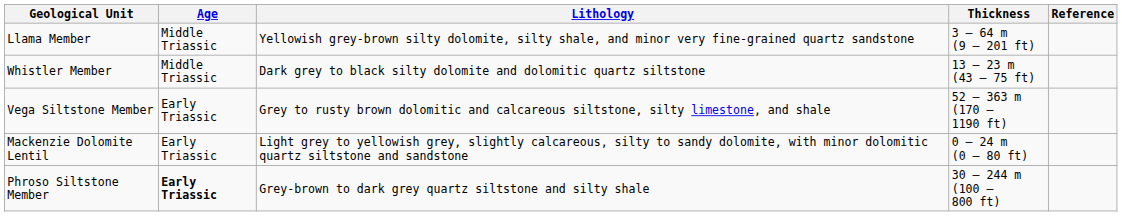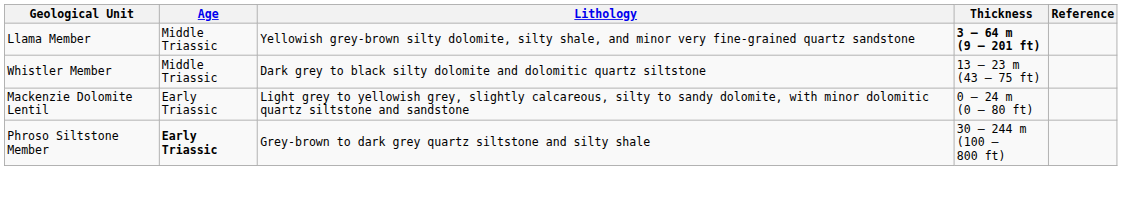(993, 39) normal -> (999, 39) bold
- row: (80, 110)
